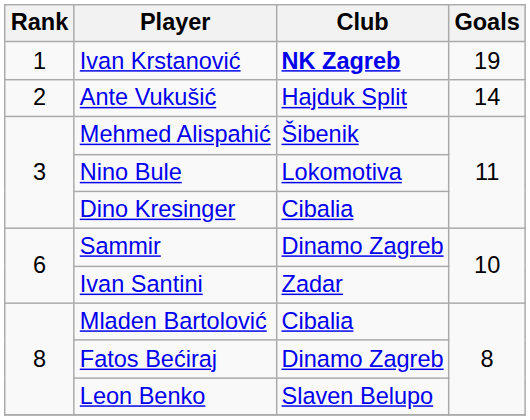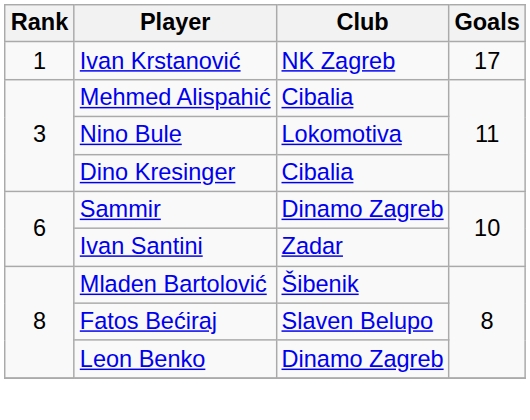(341, 60) bold -> (338, 60) normal
(487, 60) 19 -> (487, 60) 17
- row: (148, 97)
(320, 135) Šibenik -> (317, 97) Cibalia
(317, 321) Cibalia -> (320, 284) Šibenik
(363, 358) Dinamo Zagreb -> (357, 321) Slaven Belupo
(357, 396) Slaven Belupo -> (363, 358) Dinamo Zagreb
